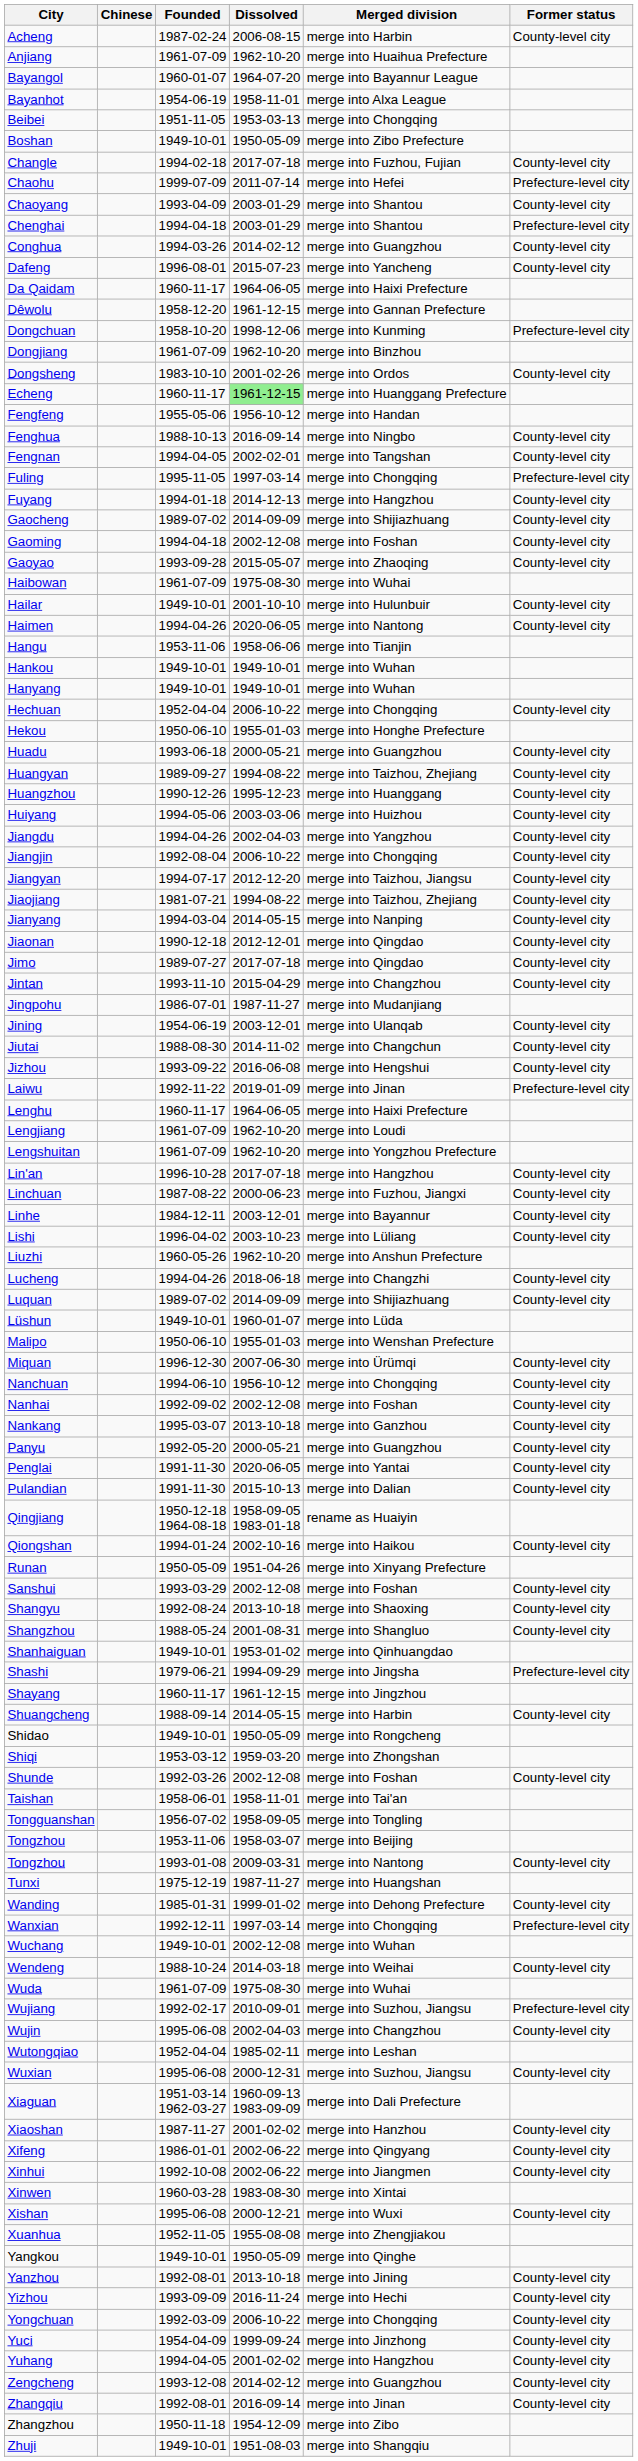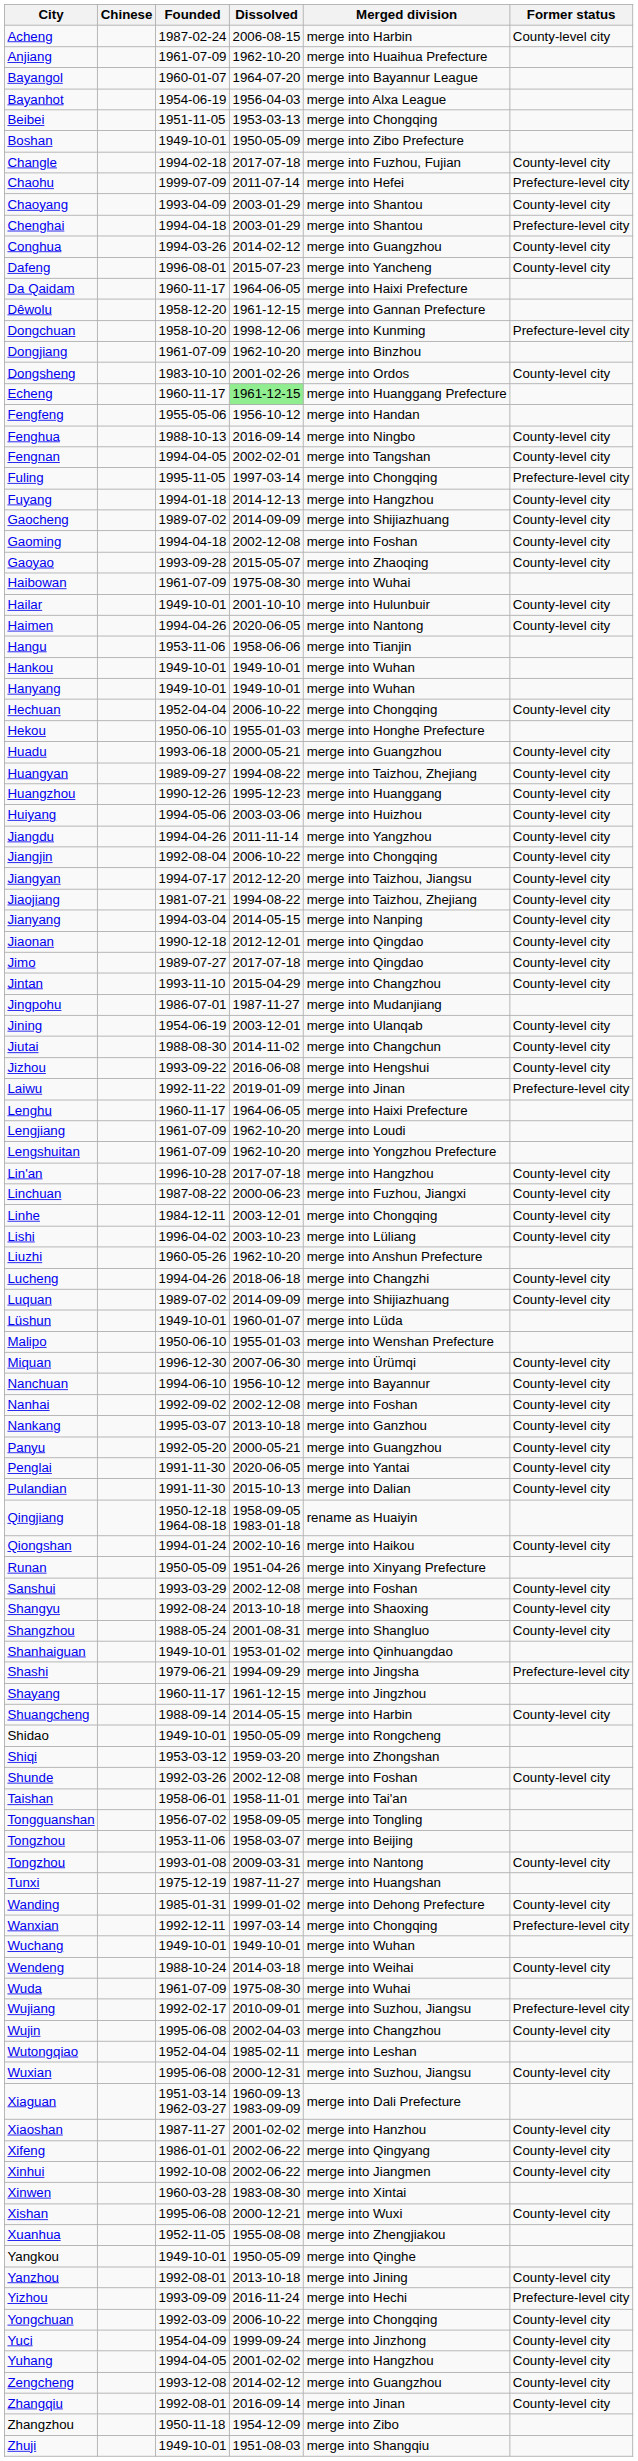(266, 99) 1958-11-01 -> (267, 99) 1956-04-03
(267, 836) 2002-04-03 -> (266, 836) 2011-11-14
(368, 1215) merge into Bayannur -> (372, 1215) merge into Chongqing
(372, 1384) merge into Chongqing -> (368, 1384) merge into Bayannur
(267, 1946) 2002-12-08 -> (267, 1946) 1949-10-01
(562, 2298) County-level city -> (571, 2298) Prefecture-level city
